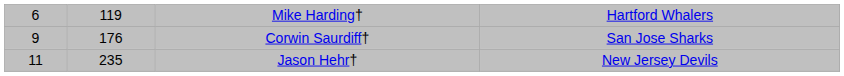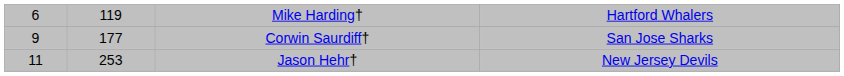(111, 37) 176 -> (111, 37) 177
(111, 60) 235 -> (111, 60) 253
